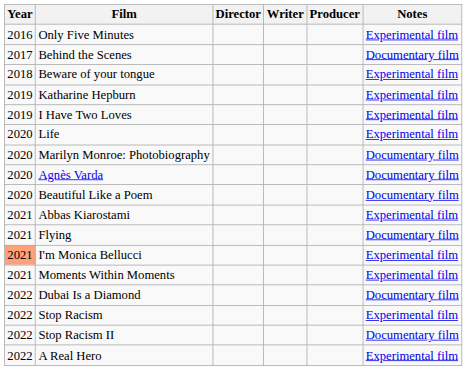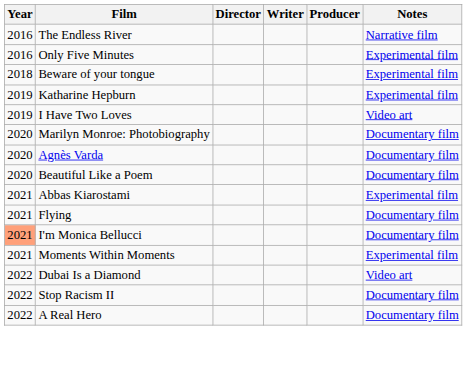+ row: (85, 34)
- row: (85, 54)
(412, 114) Experimental film -> (389, 114) Video art
- row: (49, 134)
(412, 255) Experimental film -> (412, 235) Documentary film
(412, 295) Documentary film -> (389, 275) Video art
- row: (71, 315)
(412, 355) Experimental film -> (412, 315) Documentary film
